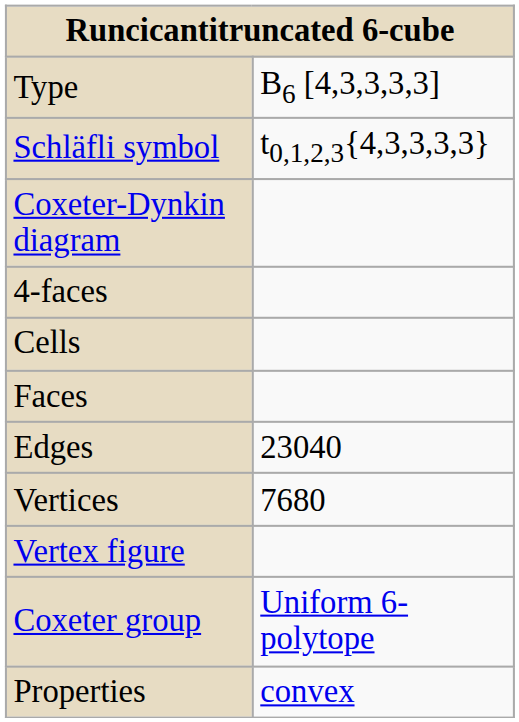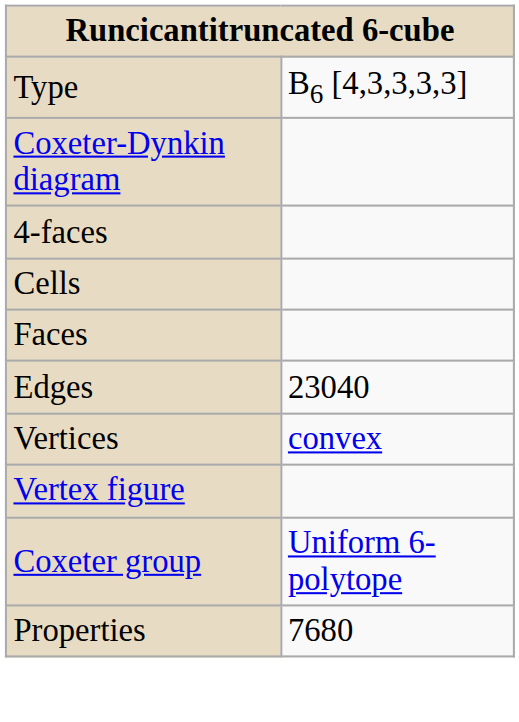- row: (116, 147)
(293, 498) 7680 -> (335, 438) convex
(307, 690) convex -> (321, 630) 7680
